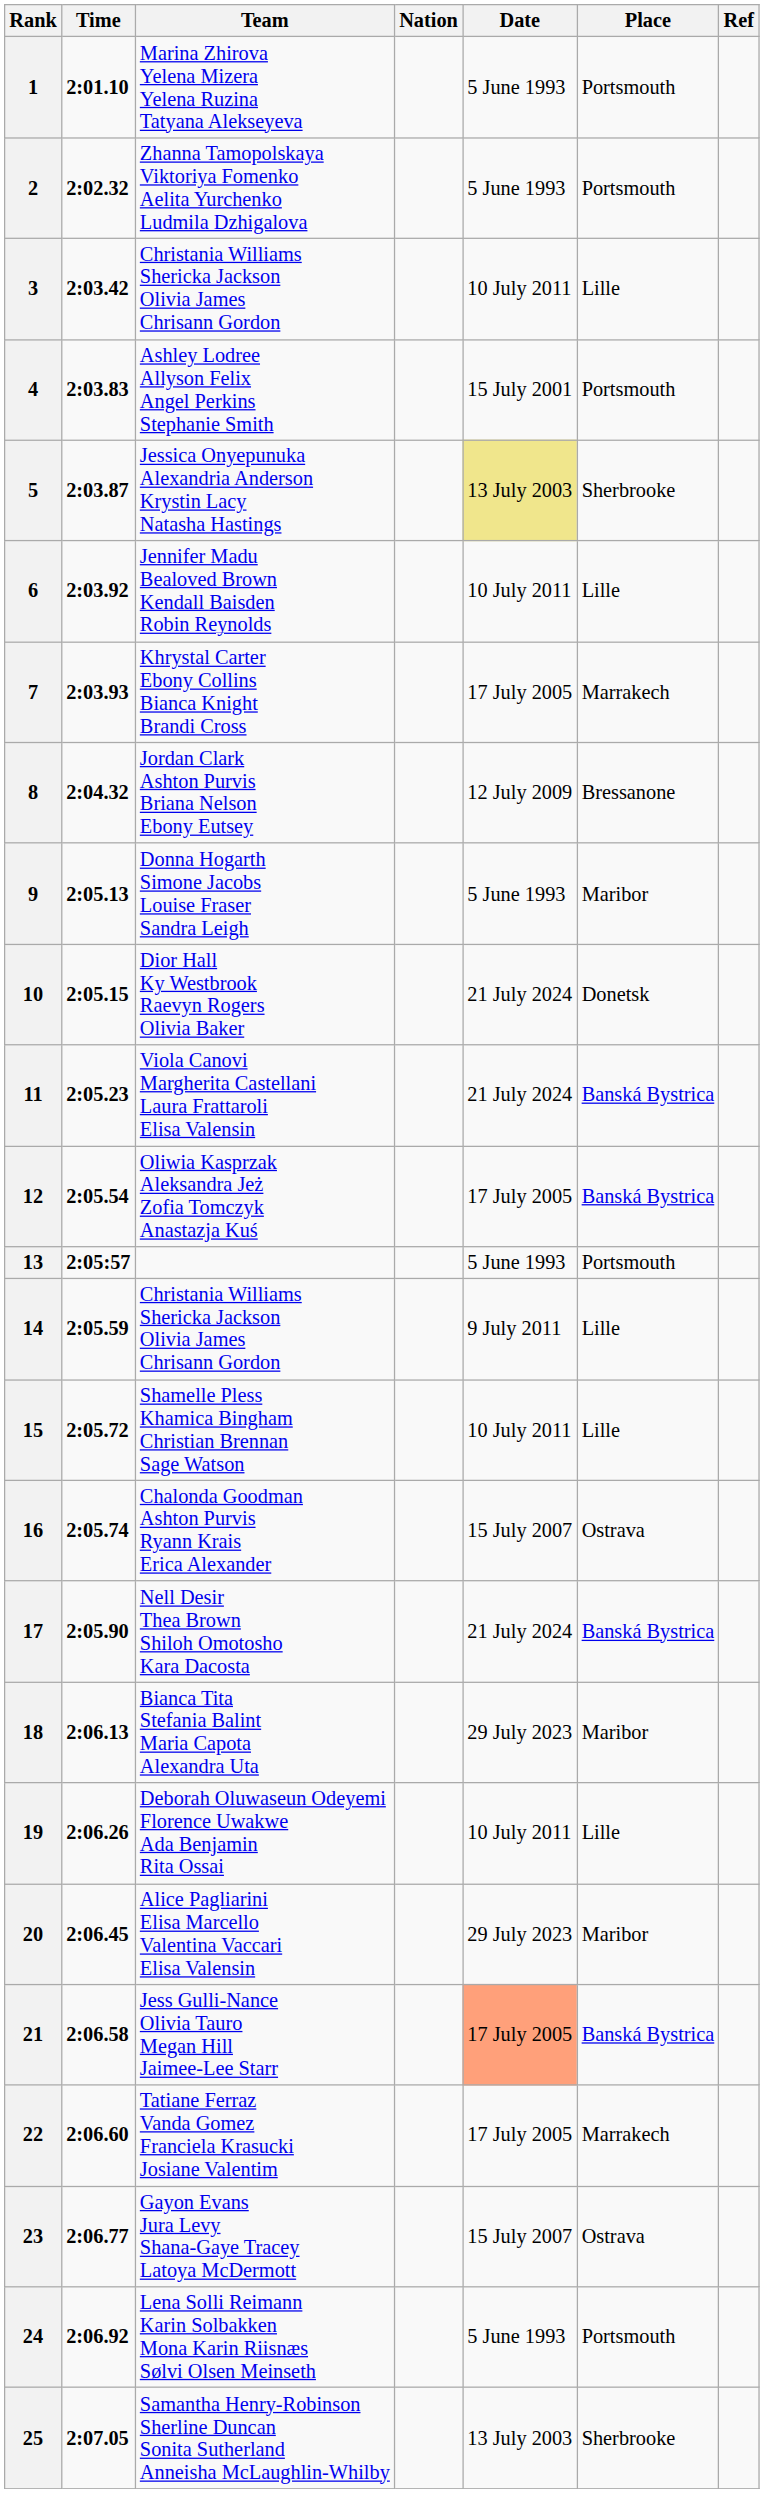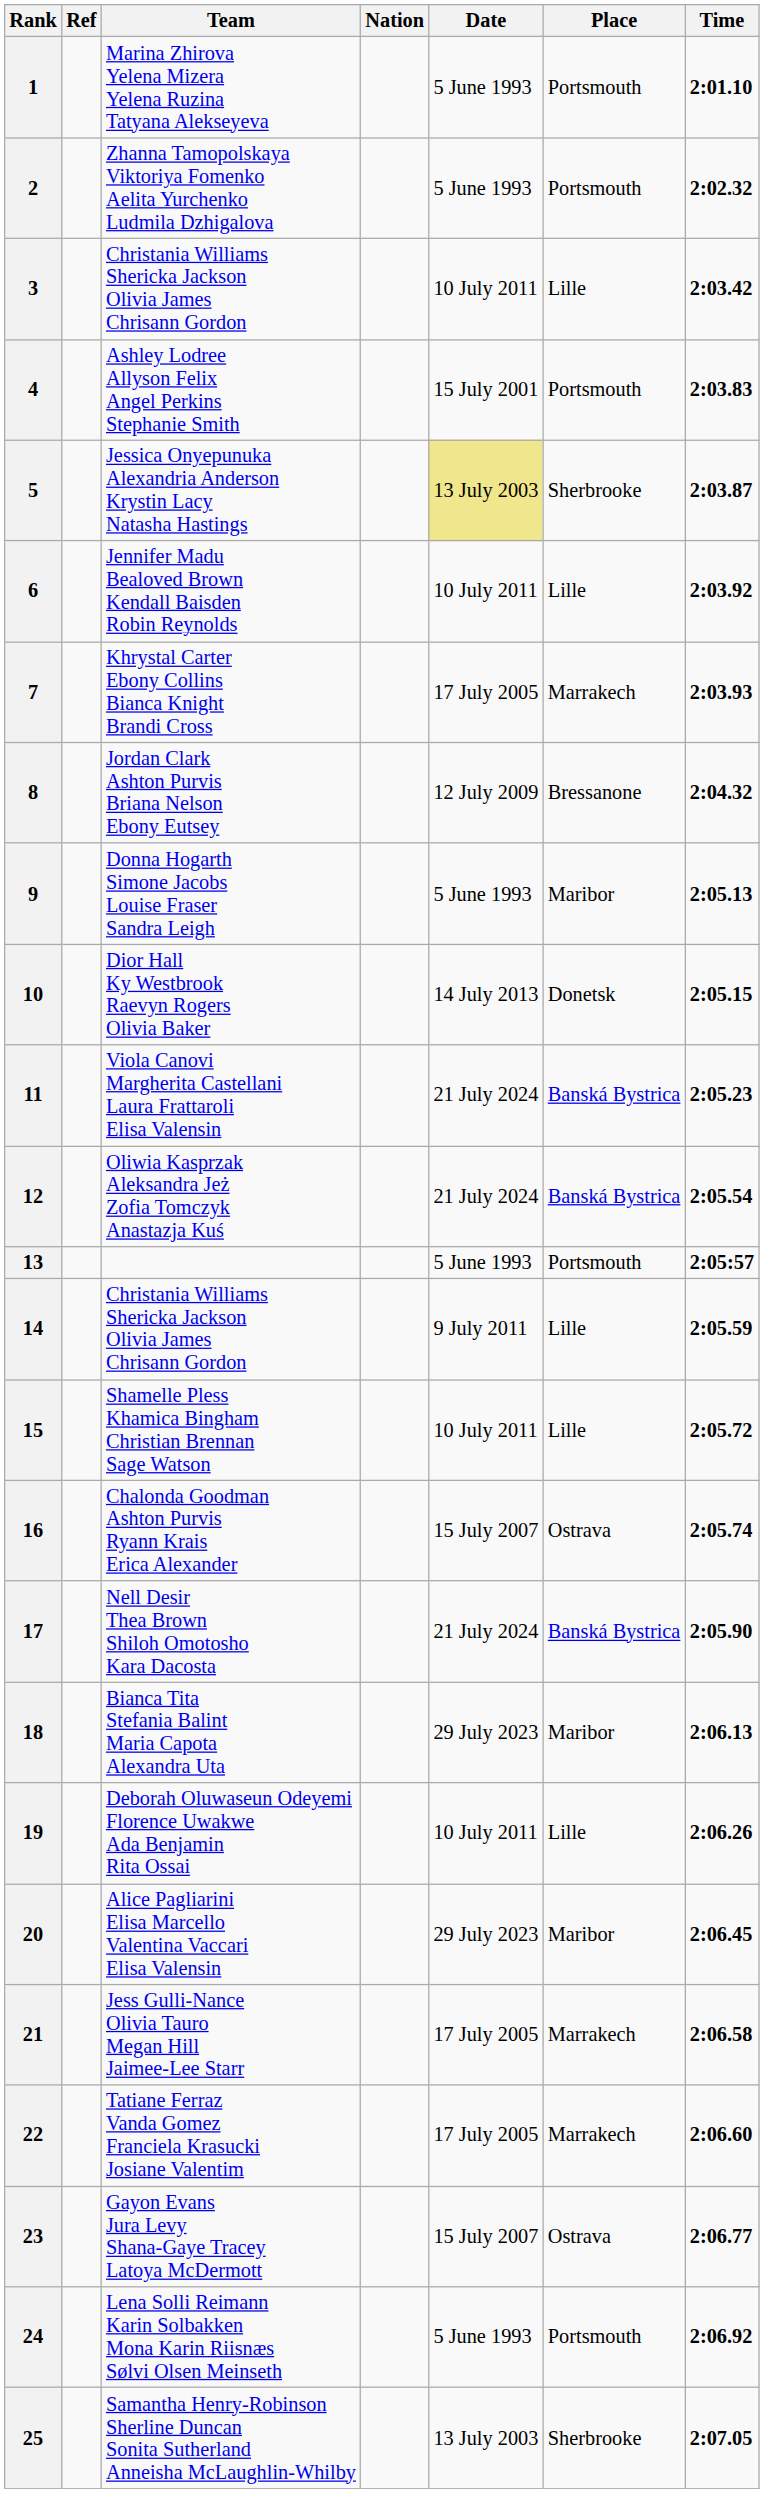columns swapped: (98, 20) <-> (739, 20)
(520, 994) 21 July 2024 -> (486, 994) 14 July 2013
(520, 1195) 17 July 2005 -> (486, 1195) 21 July 2024
(520, 2034) lightsalmon background -> (486, 2034) no background
(648, 2034) Banská Bystrica -> (592, 2034) Marrakech
